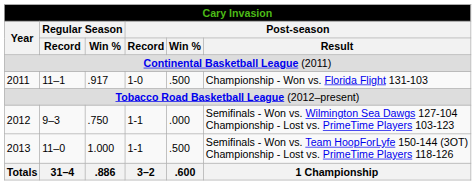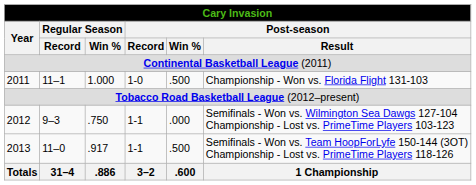(98, 80) .917 -> (101, 80) 1.000
(101, 149) 1.000 -> (98, 149) .917
